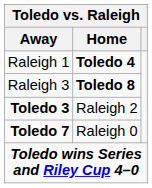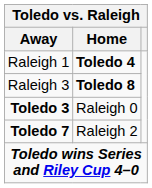(107, 108) Raleigh 2 -> (107, 108) Raleigh 0
(107, 131) Raleigh 0 -> (107, 131) Raleigh 2
